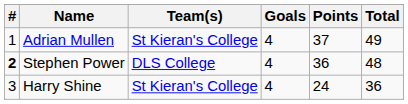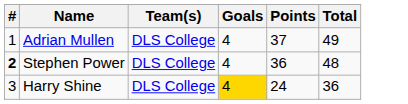(195, 39) St Kieran's College -> (173, 39) DLS College
(195, 87) St Kieran's College -> (173, 87) DLS College
(269, 87) no background -> (226, 87) gold background
